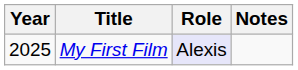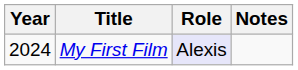(30, 49) 2025 -> (30, 49) 2024
